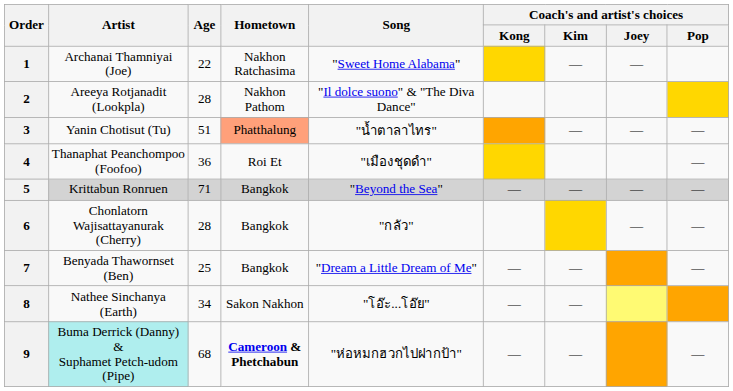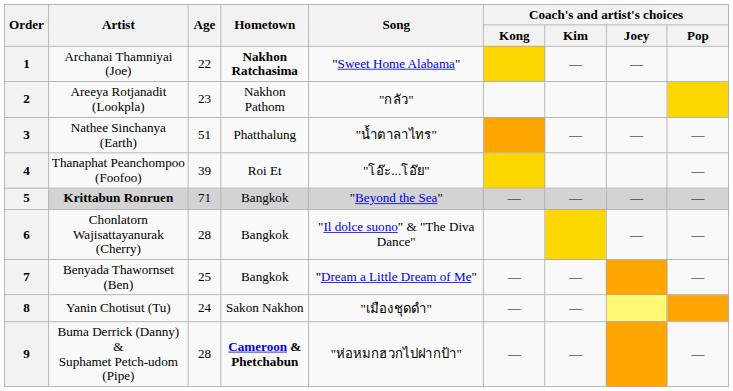(265, 63) normal -> (265, 63) bold
(204, 99) 28 -> (204, 99) 23
(396, 99) "Il dolce suono" & "The Diva Dance" -> (396, 99) "กลัว"
(118, 130) Yanin Chotisut (Tu) -> (118, 135) Nathee Sinchanya (Earth)
(265, 130) lightsalmon background -> (265, 135) no background
(204, 161) 36 -> (204, 170) 39
(396, 161) "เมืองชุดดำ" -> (396, 171) "โอ๊ะ...โอ๊ย"
(118, 189) normal -> (118, 198) bold
(396, 225) "กลัว" -> (396, 234) "Il dolce suono" & "The Diva Dance"
(118, 303) Nathee Sinchanya (Earth) -> (118, 308) Yanin Chotisut (Tu)
(204, 303) 34 -> (204, 308) 24
(396, 304) "โอ๊ะ...โอ๊ย" -> (396, 308) "เมืองชุดดำ"
(118, 354) paleturquoise background -> (118, 354) no background
(204, 354) 68 -> (204, 354) 28
